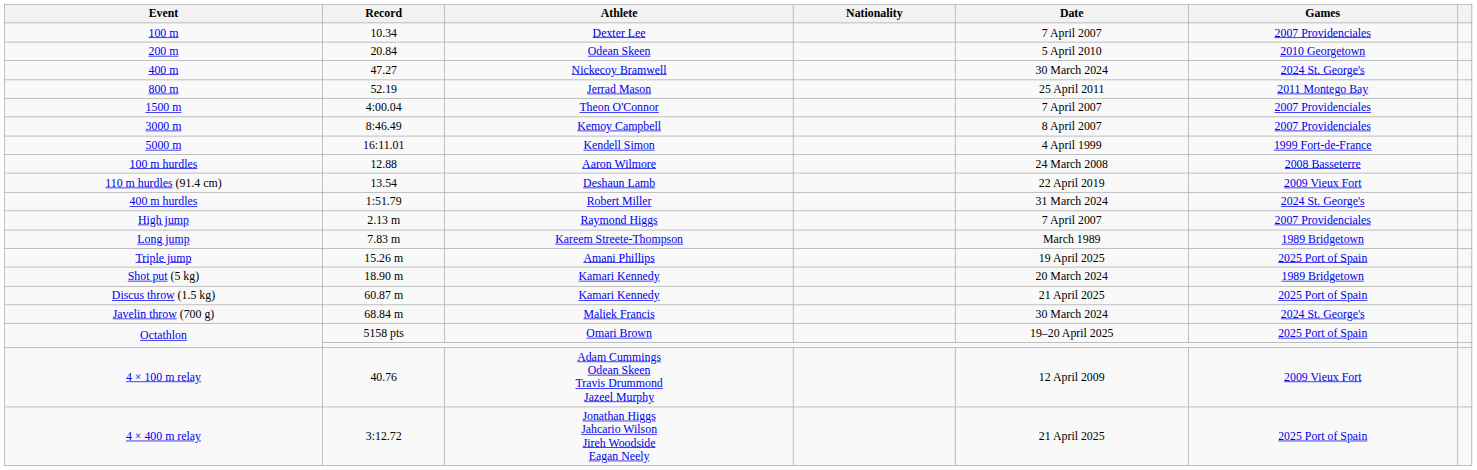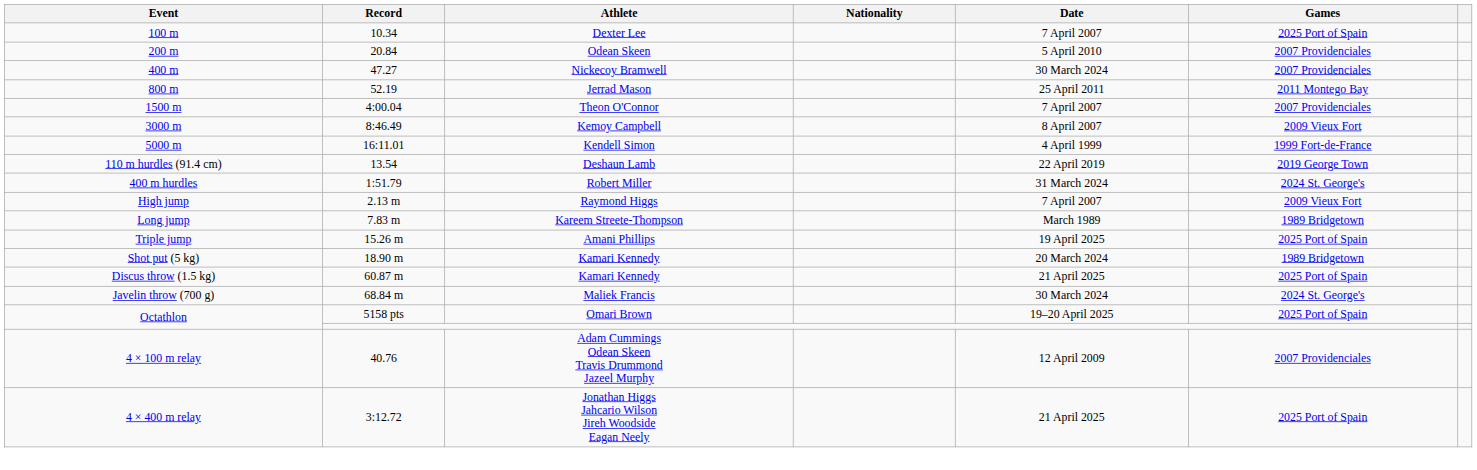(1323, 32) 2007 Providenciales -> (1323, 32) 2025 Port of Spain
(1323, 51) 2010 Georgetown -> (1323, 51) 2007 Providenciales
(1323, 70) 2024 St. George's -> (1323, 70) 2007 Providenciales
(1323, 126) 2007 Providenciales -> (1323, 126) 2009 Vieux Fort
- row: (163, 164)
(1323, 182) 2009 Vieux Fort -> (1323, 164) 2019 George Town
(1323, 220) 2007 Providenciales -> (1323, 201) 2009 Vieux Fort
(1323, 377) 2009 Vieux Fort -> (1323, 358) 2007 Providenciales
